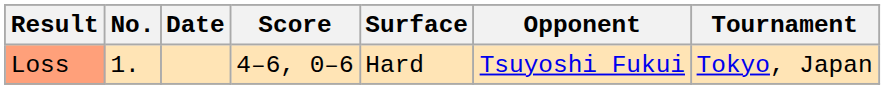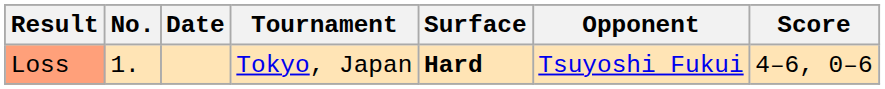columns swapped: (785, 25) <-> (295, 25)
(395, 65) normal -> (453, 65) bold
